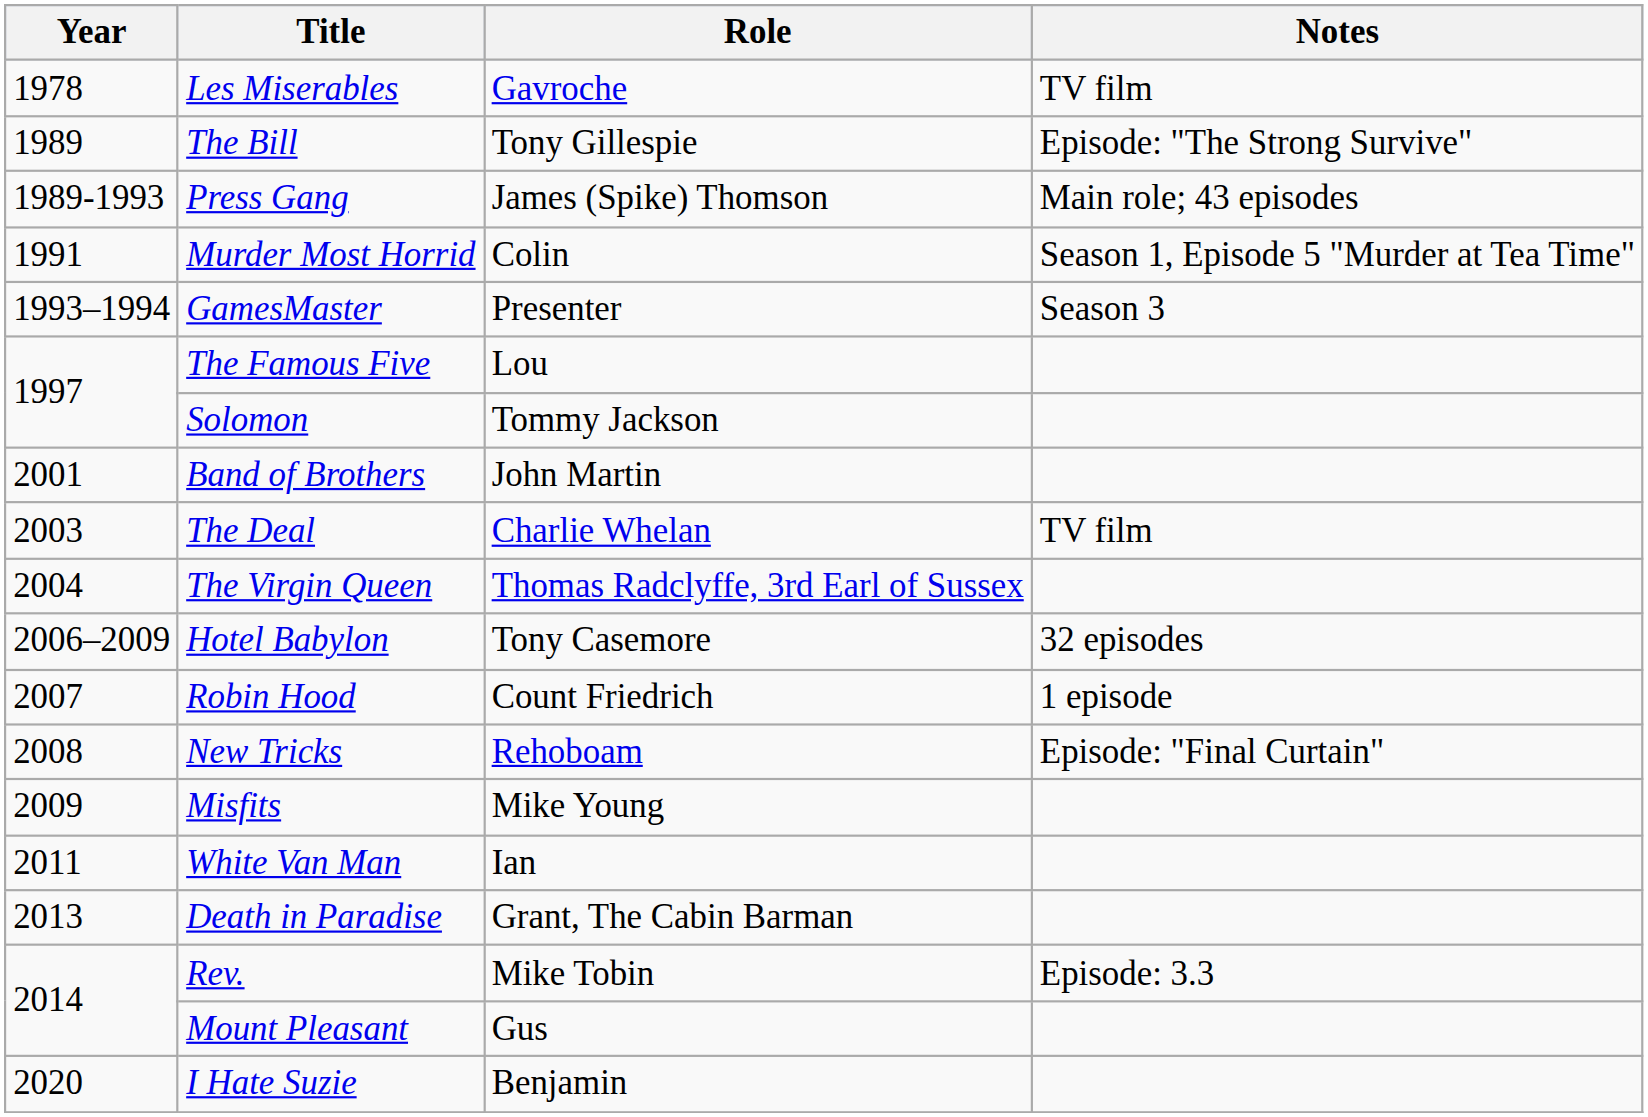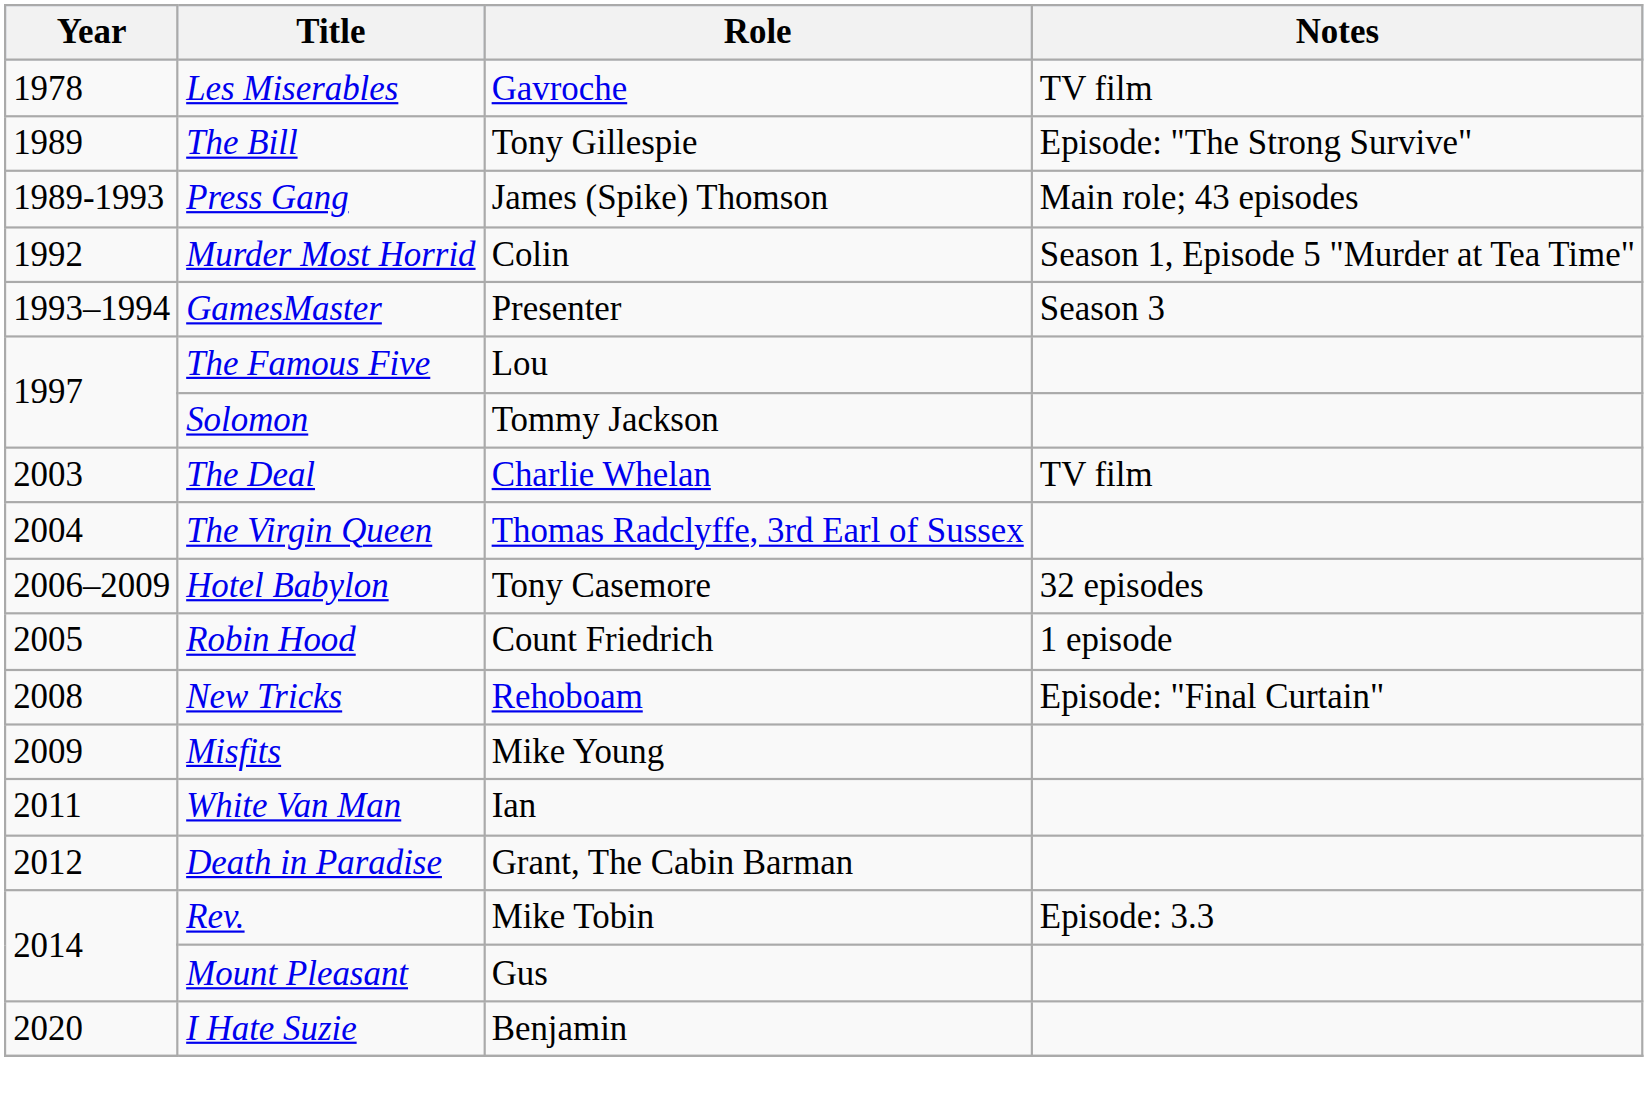(48, 253) 1991 -> (48, 253) 1992
- row: (306, 474)
(48, 695) 2007 -> (48, 640) 2005
(48, 917) 2013 -> (48, 861) 2012
